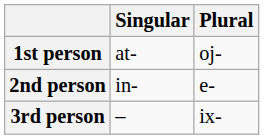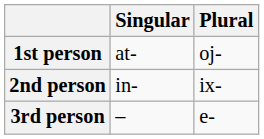(207, 85) e- -> (210, 85) ix-
(210, 117) ix- -> (207, 117) e-
